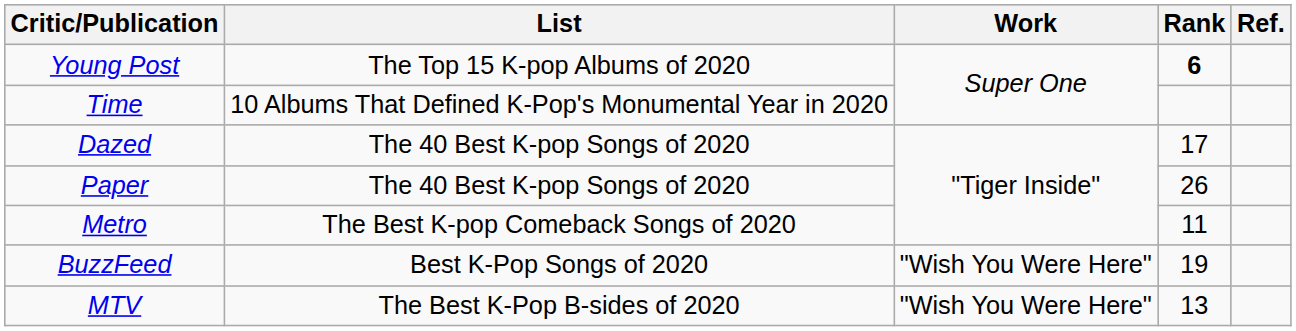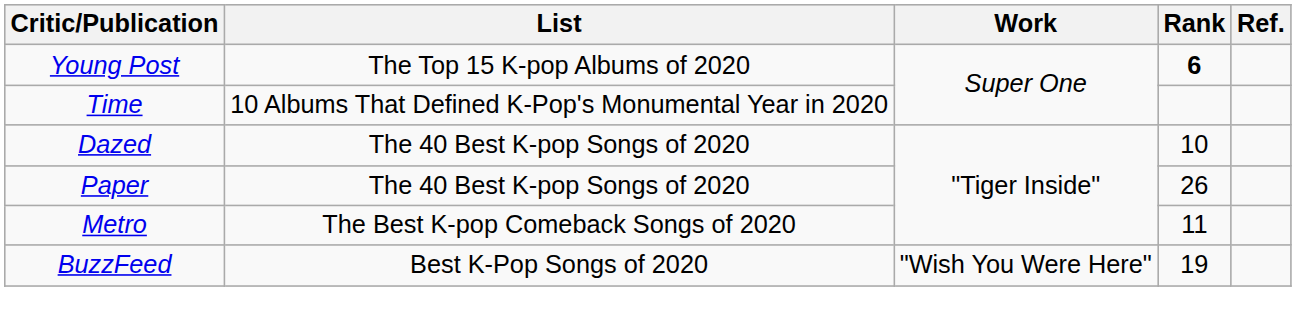(1194, 144) 17 -> (1194, 144) 10
- row: (115, 305)
